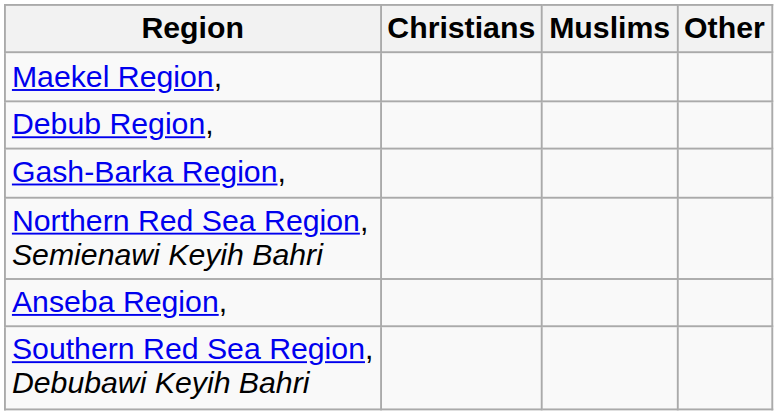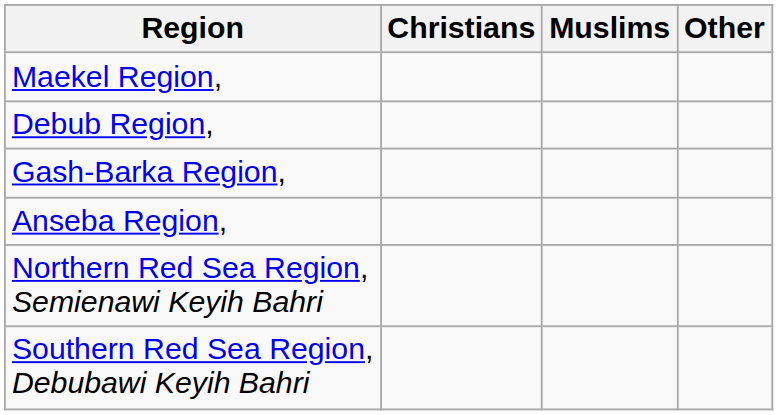rows swapped: (120, 302) <-> (190, 237)
